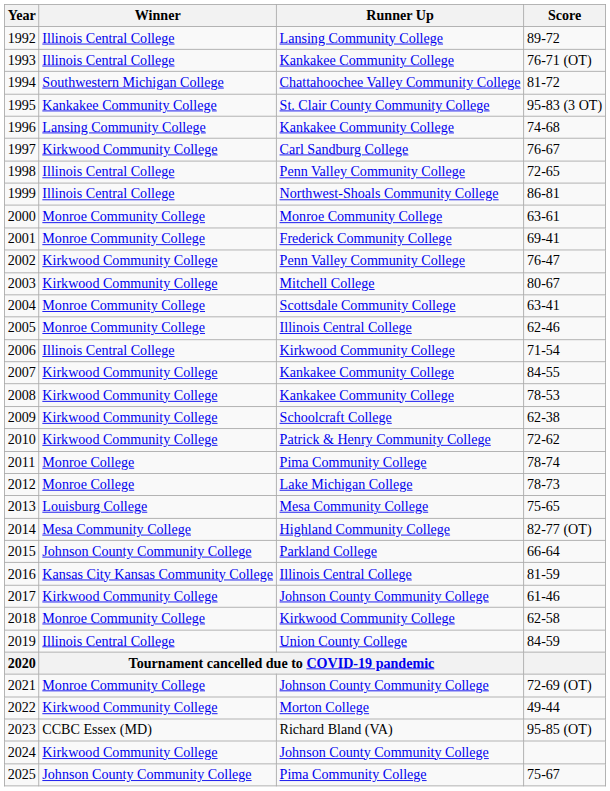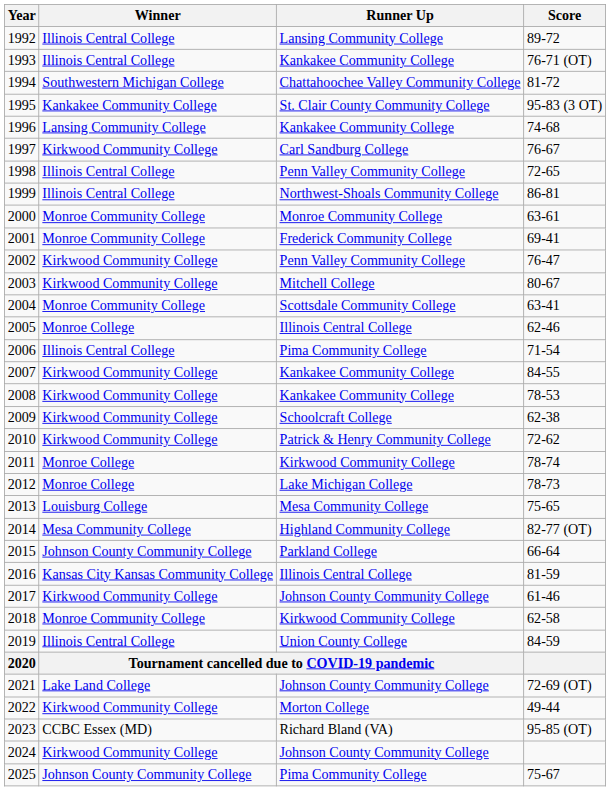(124, 328) Monroe Community College -> (88, 328) Monroe College
(367, 350) Kirkwood Community College -> (353, 350) Pima Community College
(353, 462) Pima Community College -> (367, 462) Kirkwood Community College
(124, 685) Monroe Community College -> (96, 685) Lake Land College
